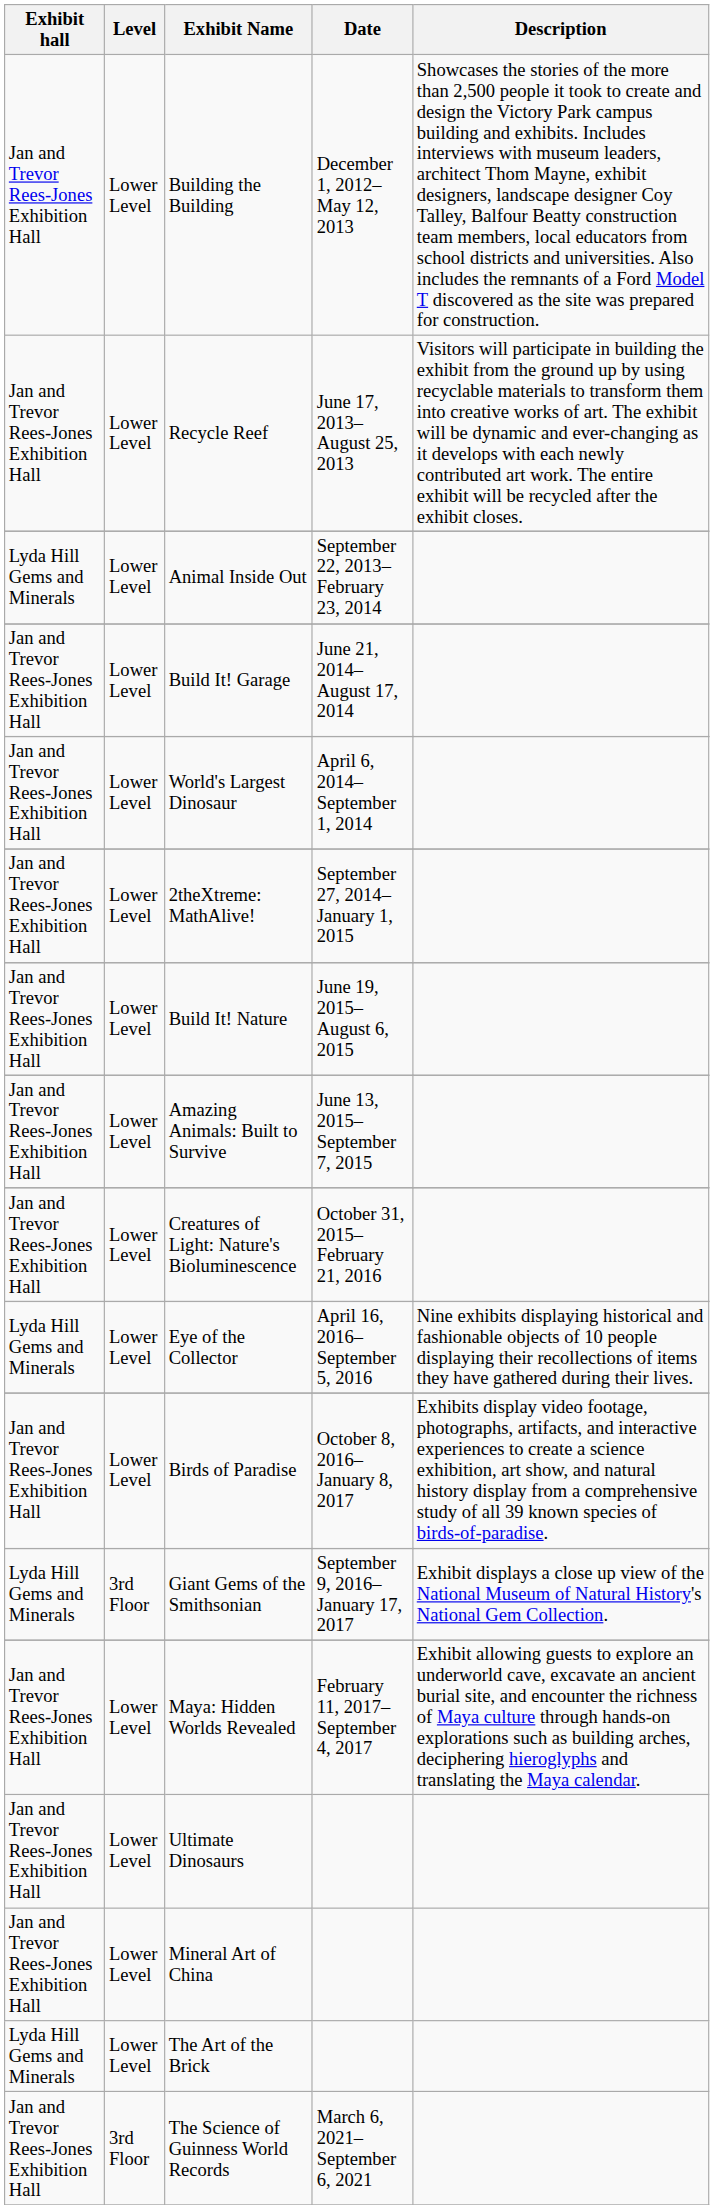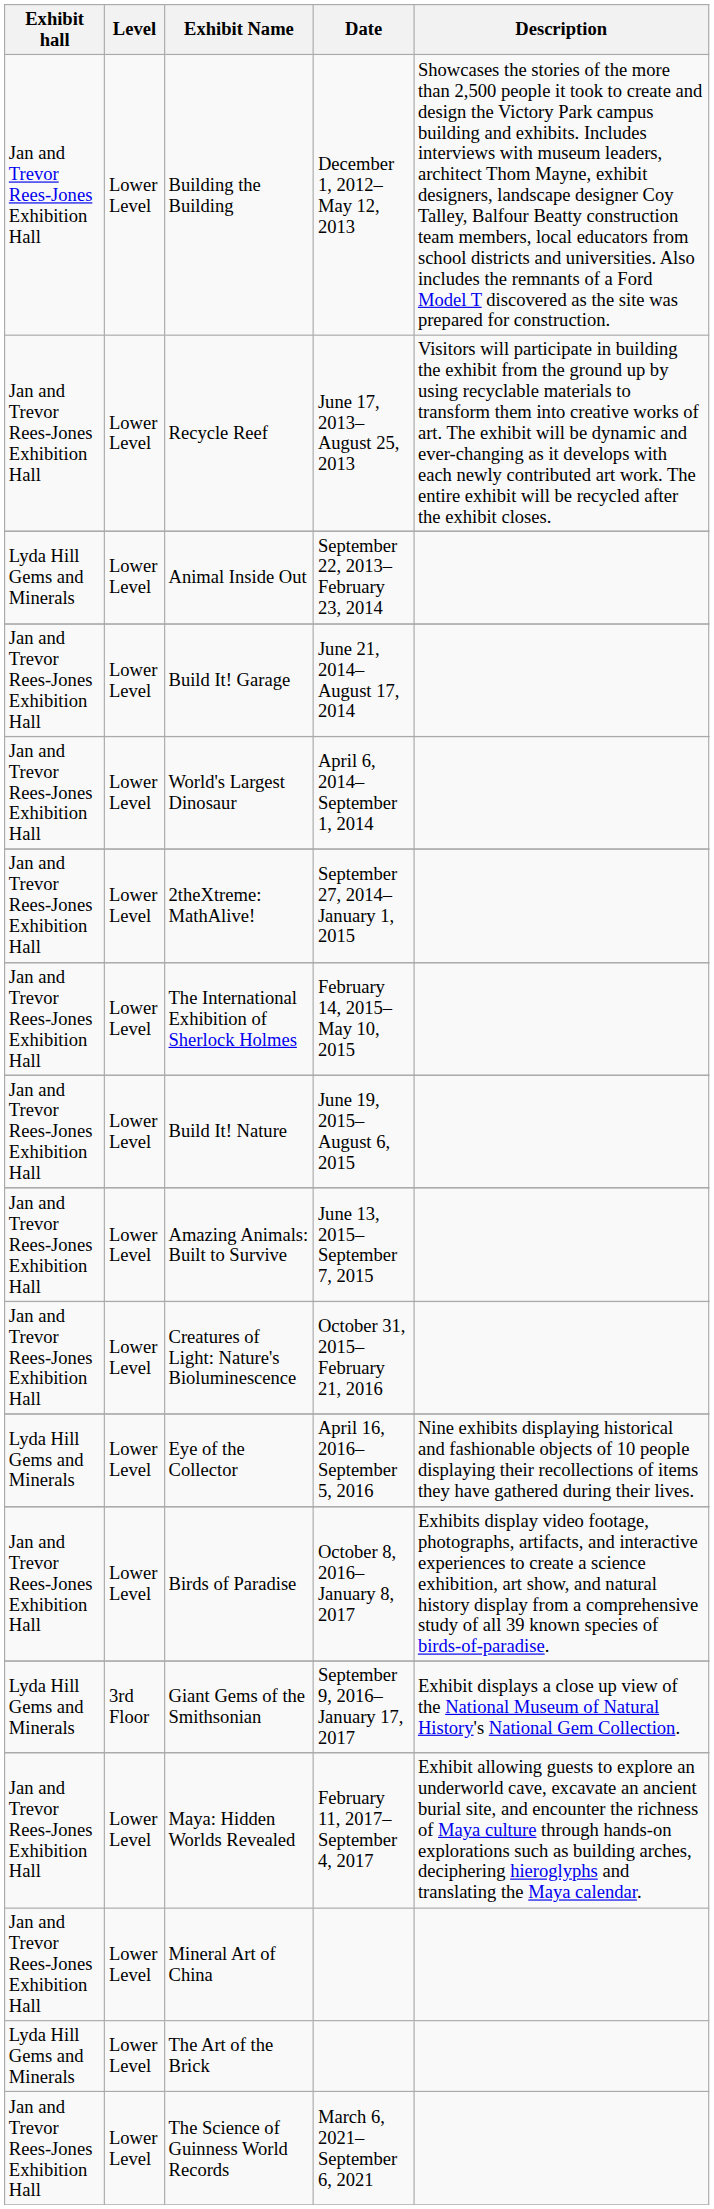+ row: (233, 1018)
- row: (206, 1851)
(129, 2148) 3rd Floor -> (133, 2148) Lower Level
